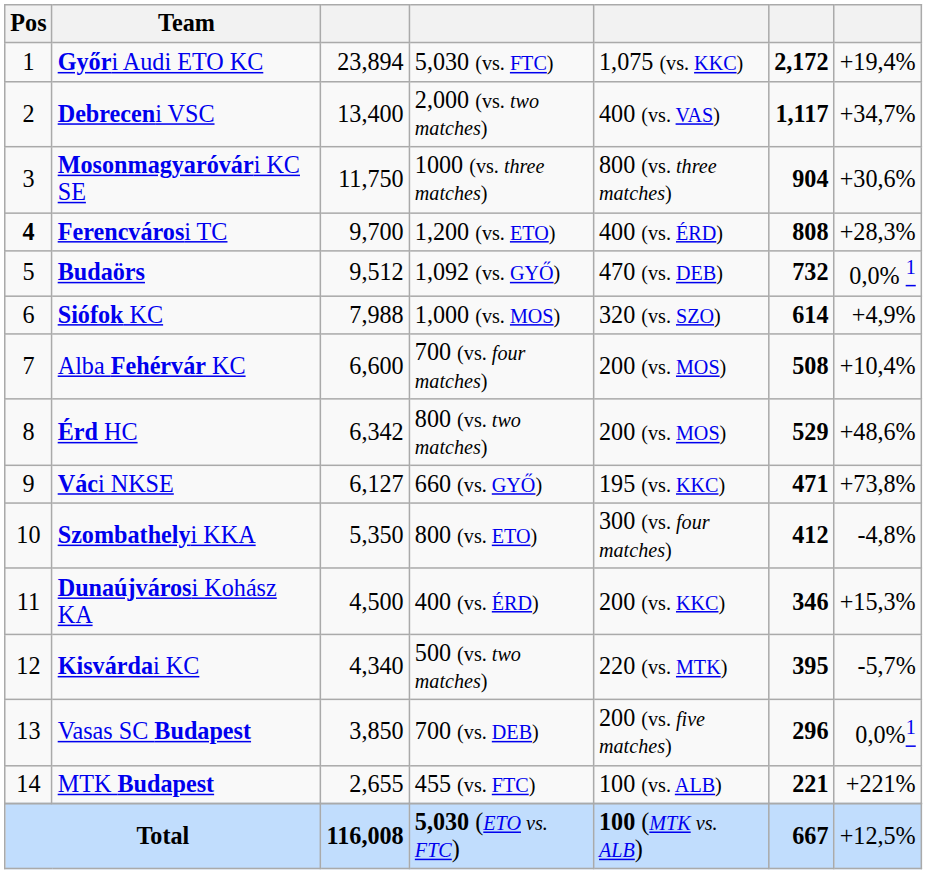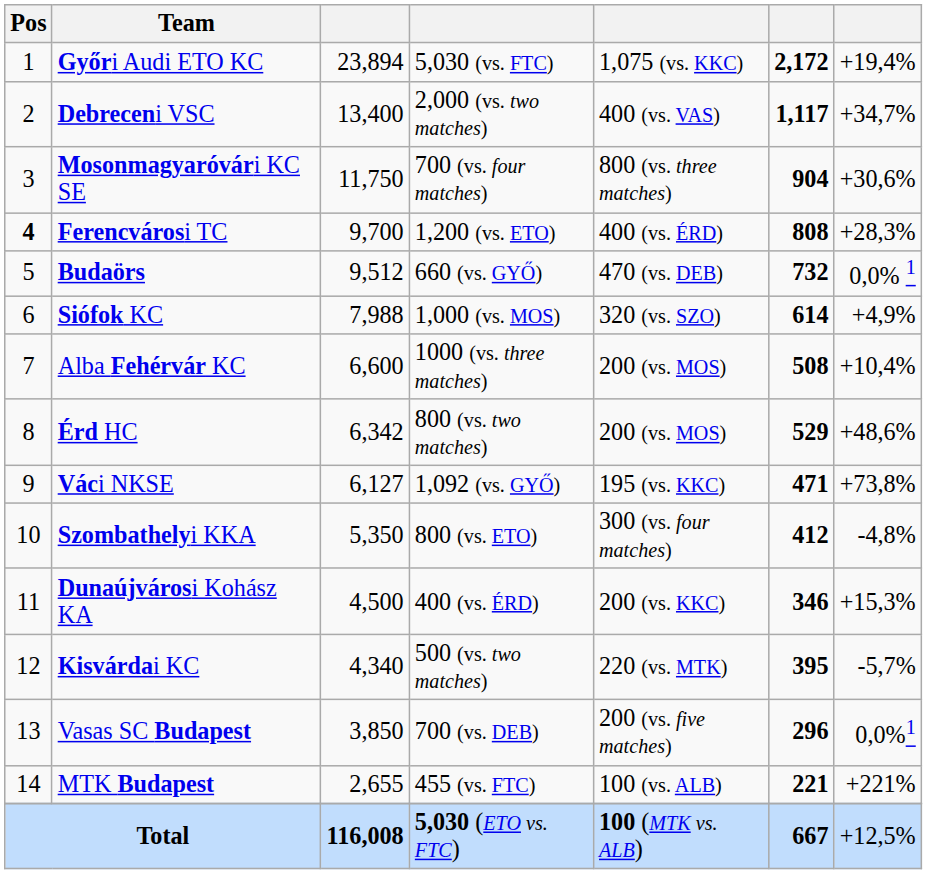(480, 179) 1000 (vs. three matches) -> (470, 179) 700 (vs. four matches)
(488, 272) 1,092 (vs. GYŐ) -> (478, 272) 660 (vs. GYŐ)
(470, 366) 700 (vs. four matches) -> (480, 366) 1000 (vs. three matches)
(478, 483) 660 (vs. GYŐ) -> (488, 483) 1,092 (vs. GYŐ)
